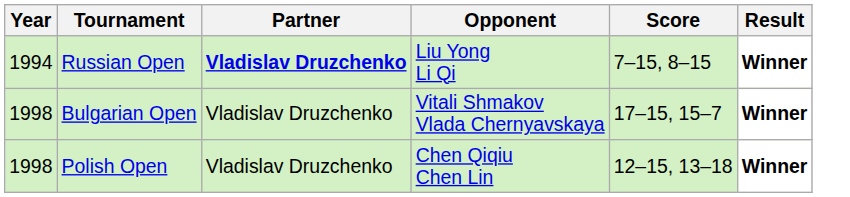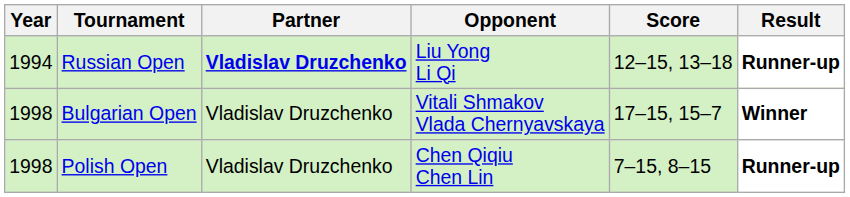(662, 62) 7–15, 8–15 -> (673, 62) 12–15, 13–18
(775, 62) Winner -> (791, 62) Runner-up
(673, 167) 12–15, 13–18 -> (662, 167) 7–15, 8–15
(775, 167) Winner -> (791, 167) Runner-up
